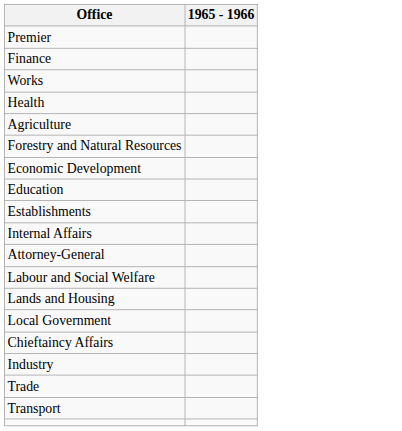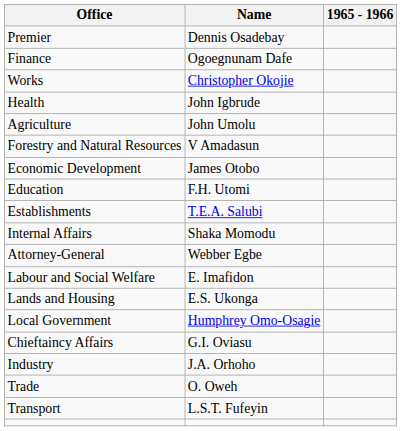+ column: (254, 15)
